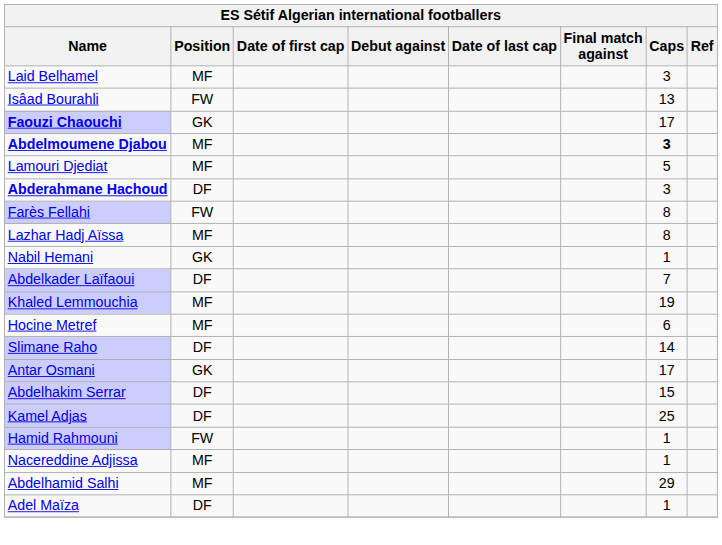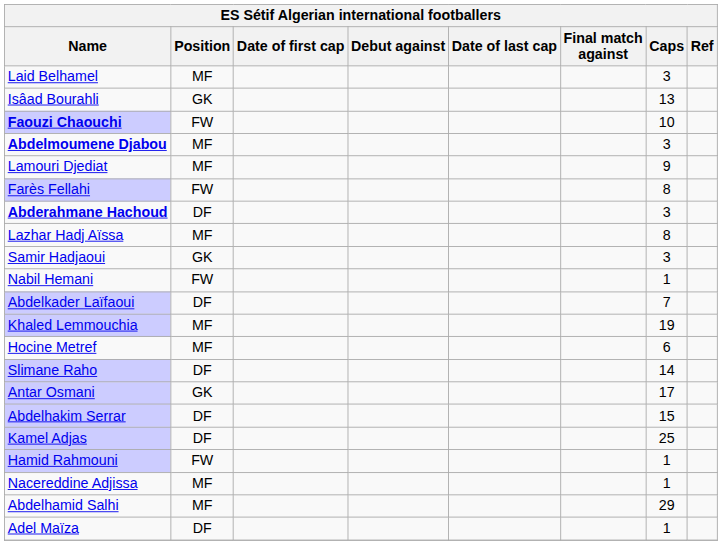(202, 99) FW -> (202, 99) GK
(202, 122) GK -> (202, 122) FW
(667, 122) 17 -> (667, 122) 10
(667, 144) bold -> (667, 144) normal
(667, 167) 5 -> (667, 167) 9
rows swapped: (49, 212) <-> (88, 189)
+ row: (56, 257)
(202, 257) GK -> (202, 280) FW
